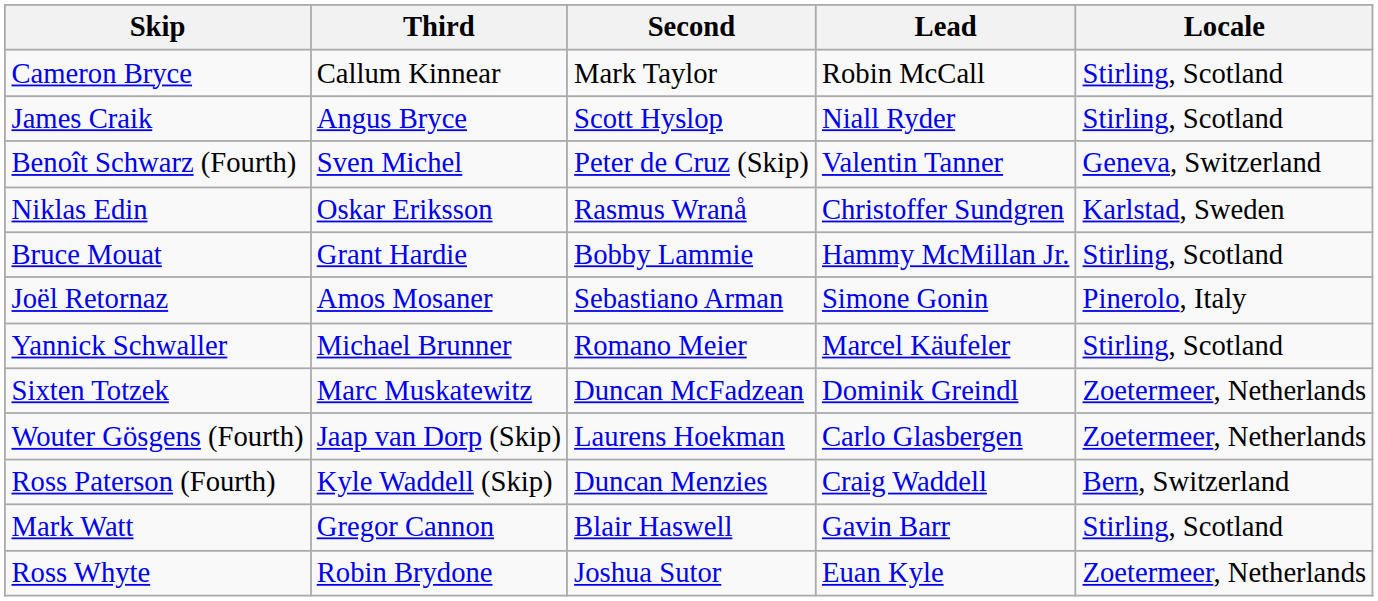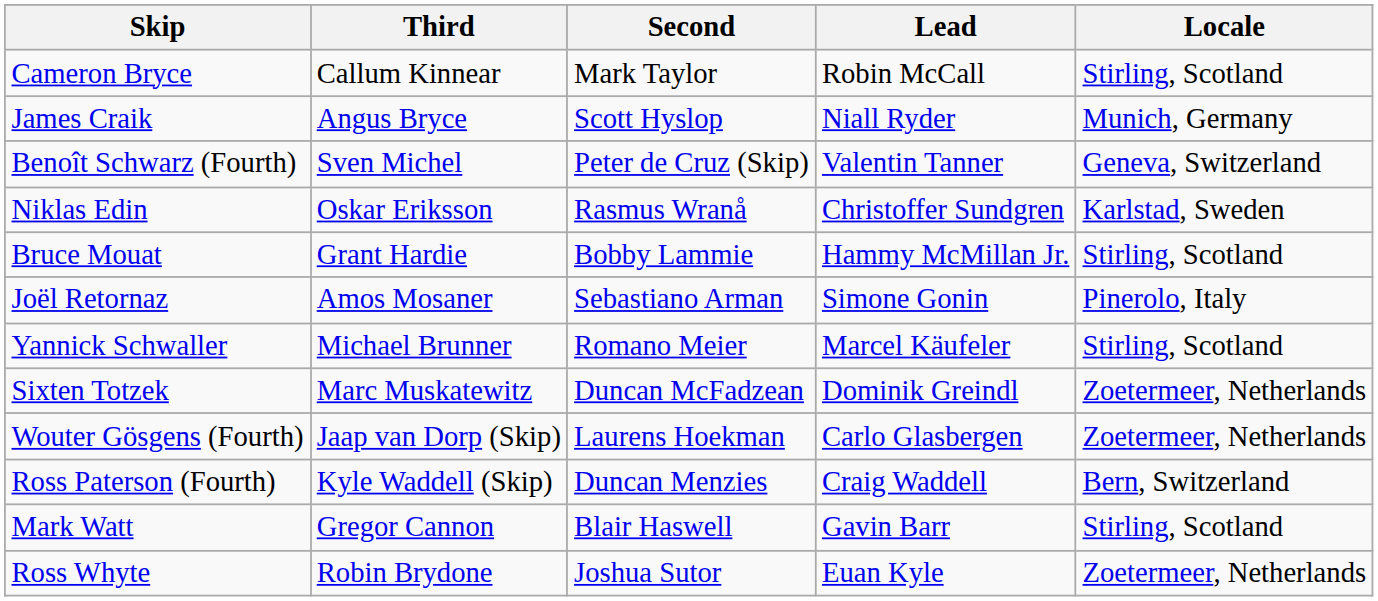(1183, 118) Stirling, Scotland -> (1188, 118) Munich, Germany
